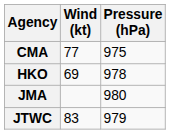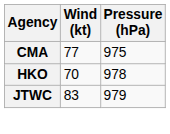(71, 74) 69 -> (71, 74) 70
- row: (32, 96)
